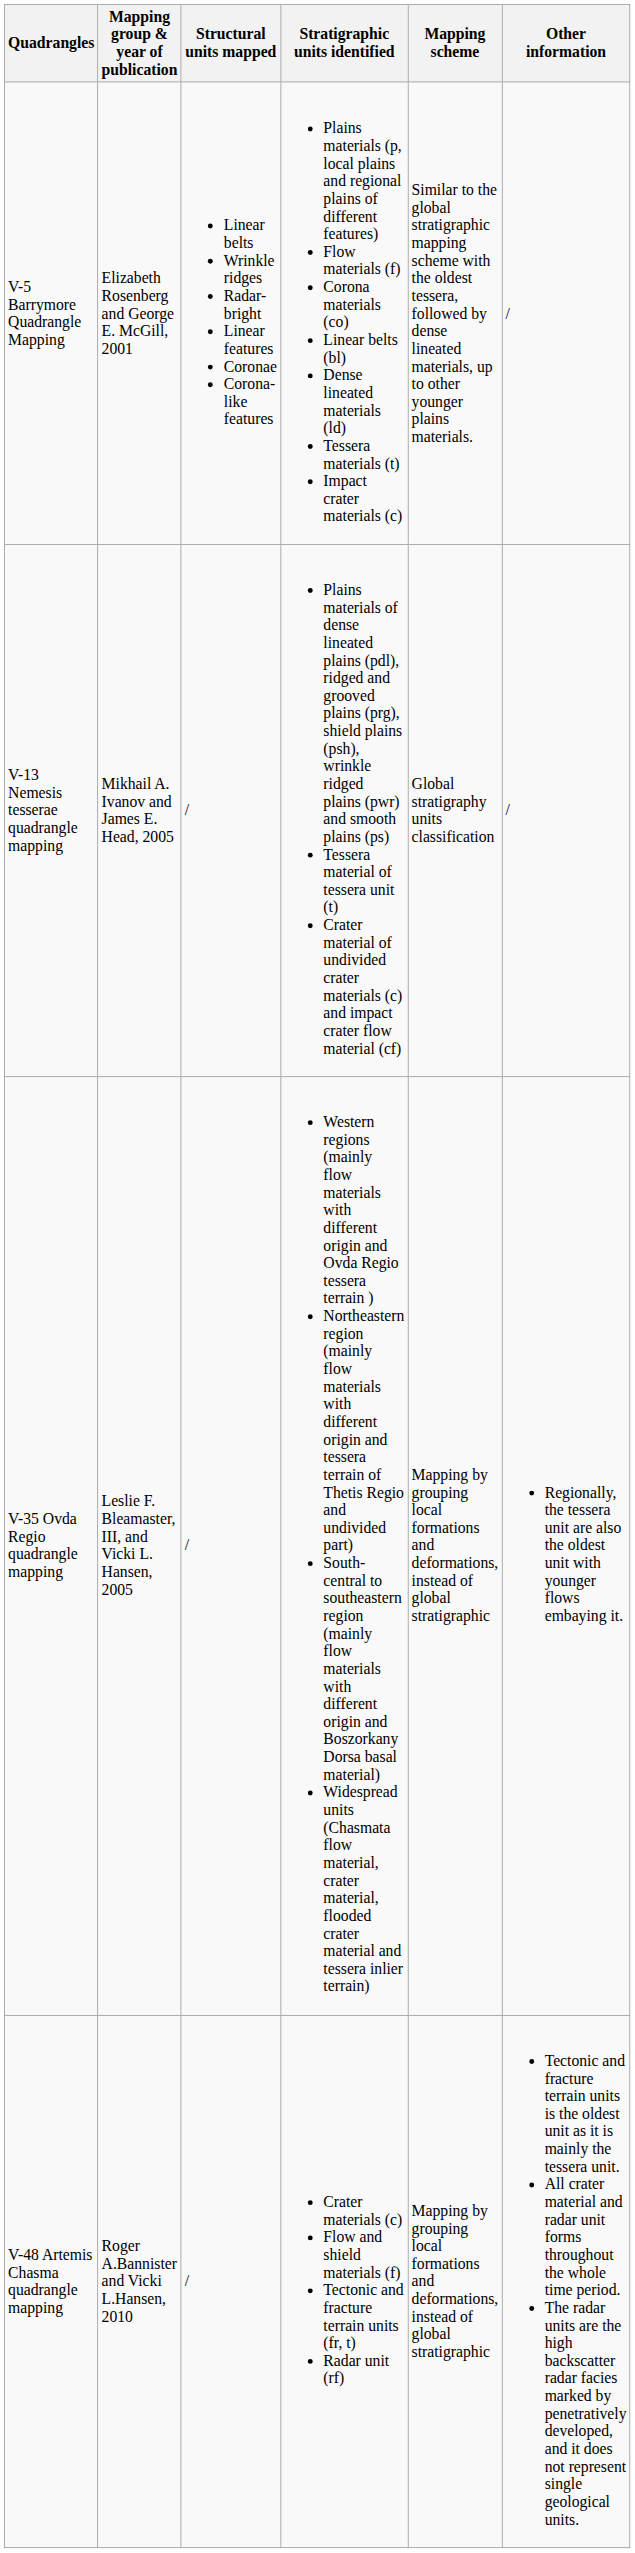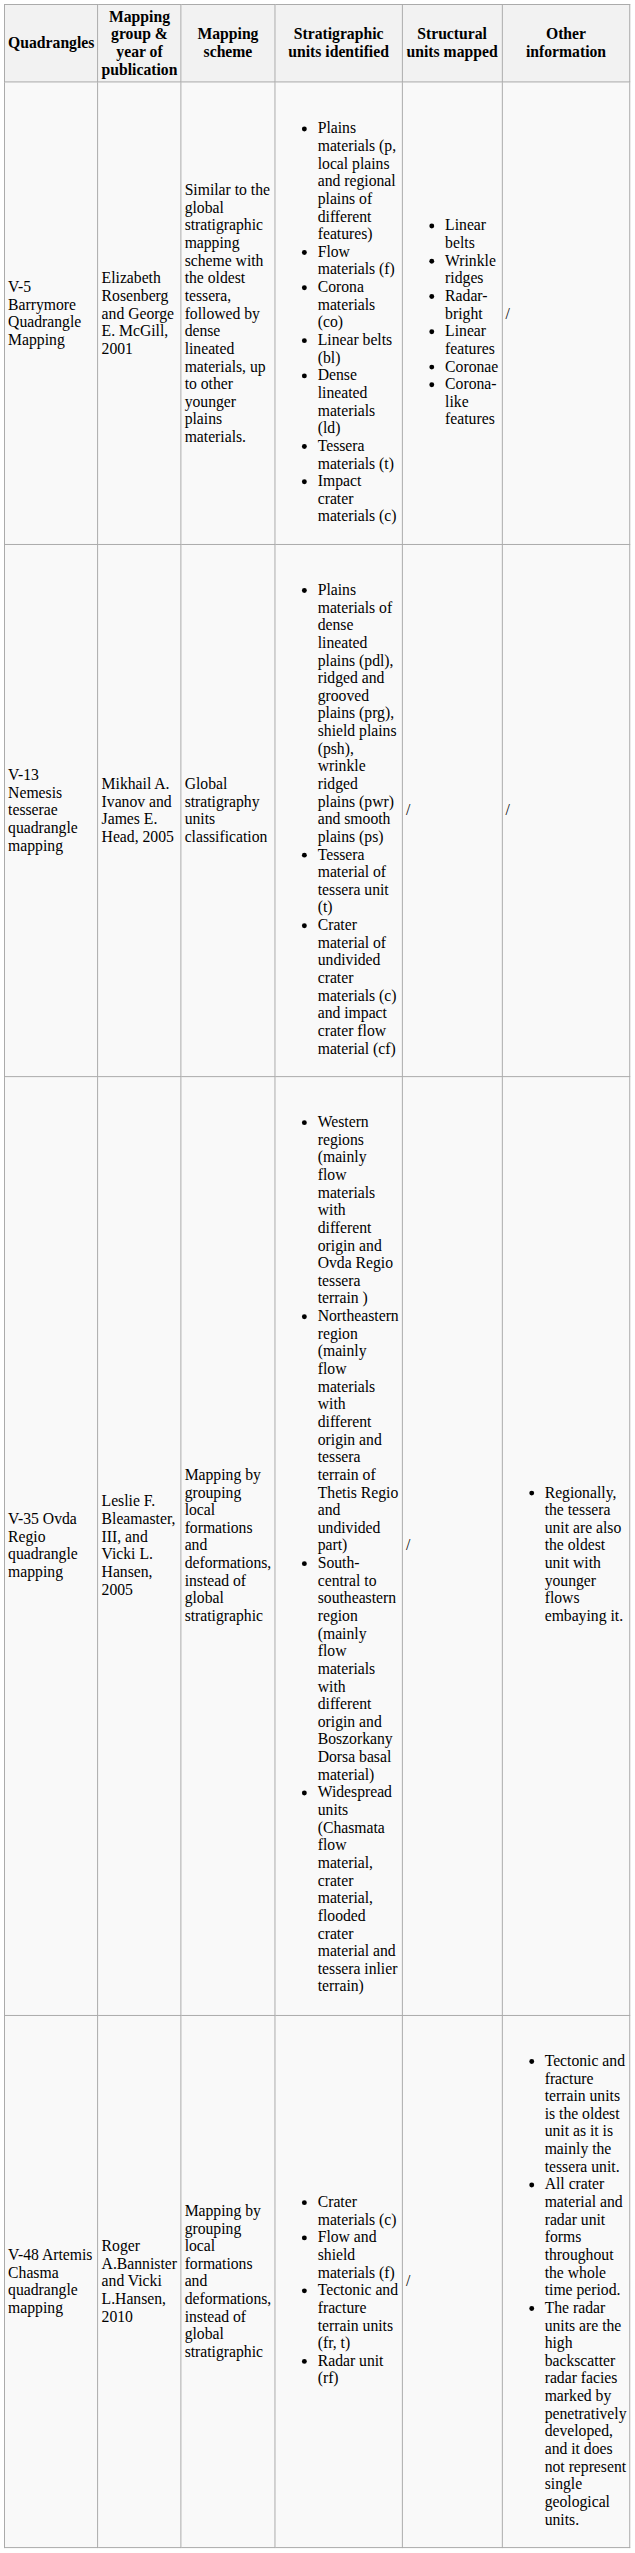columns swapped: (455, 43) <-> (231, 43)
